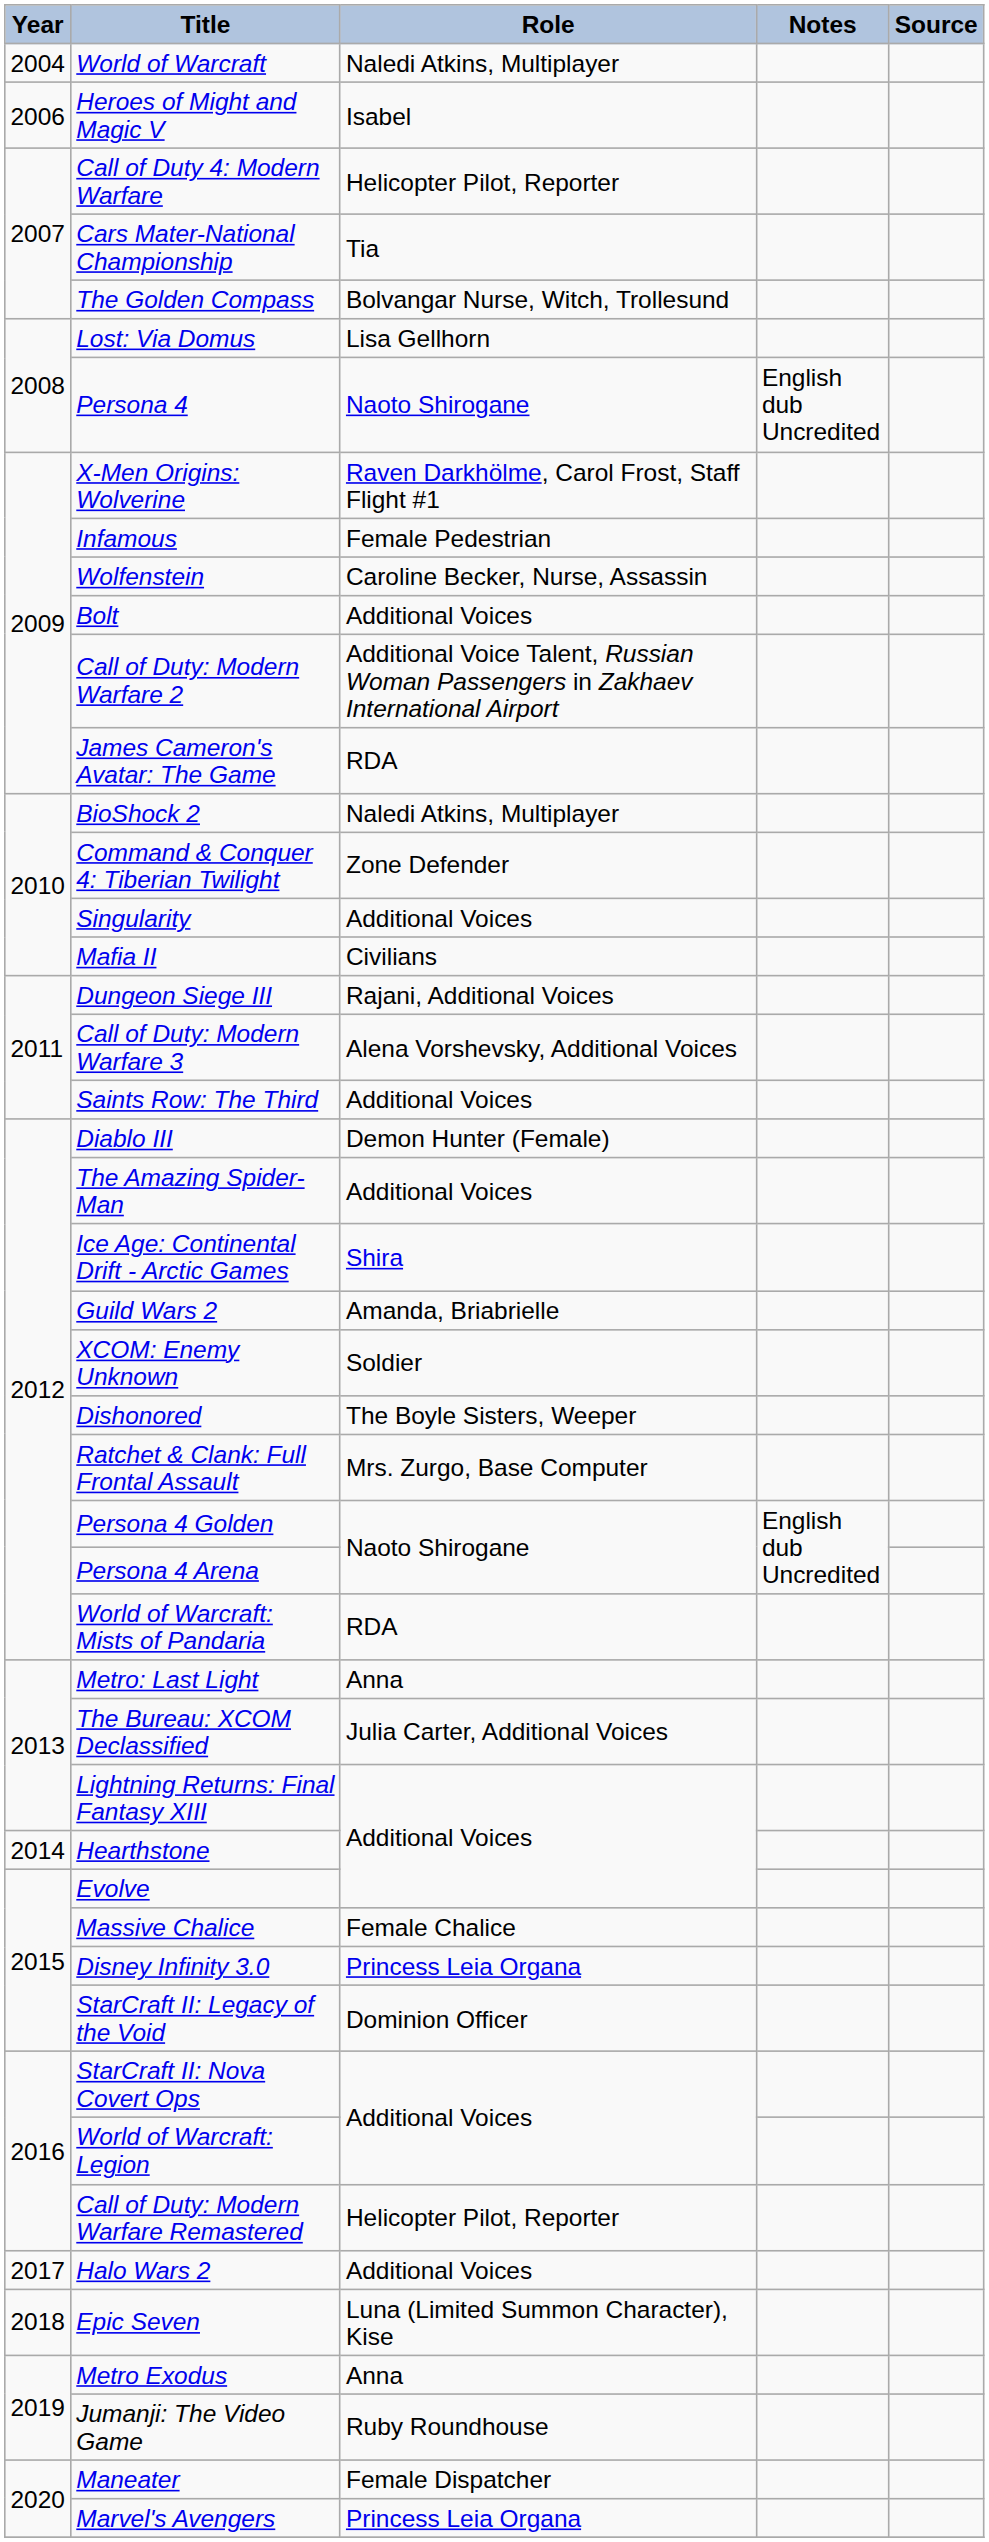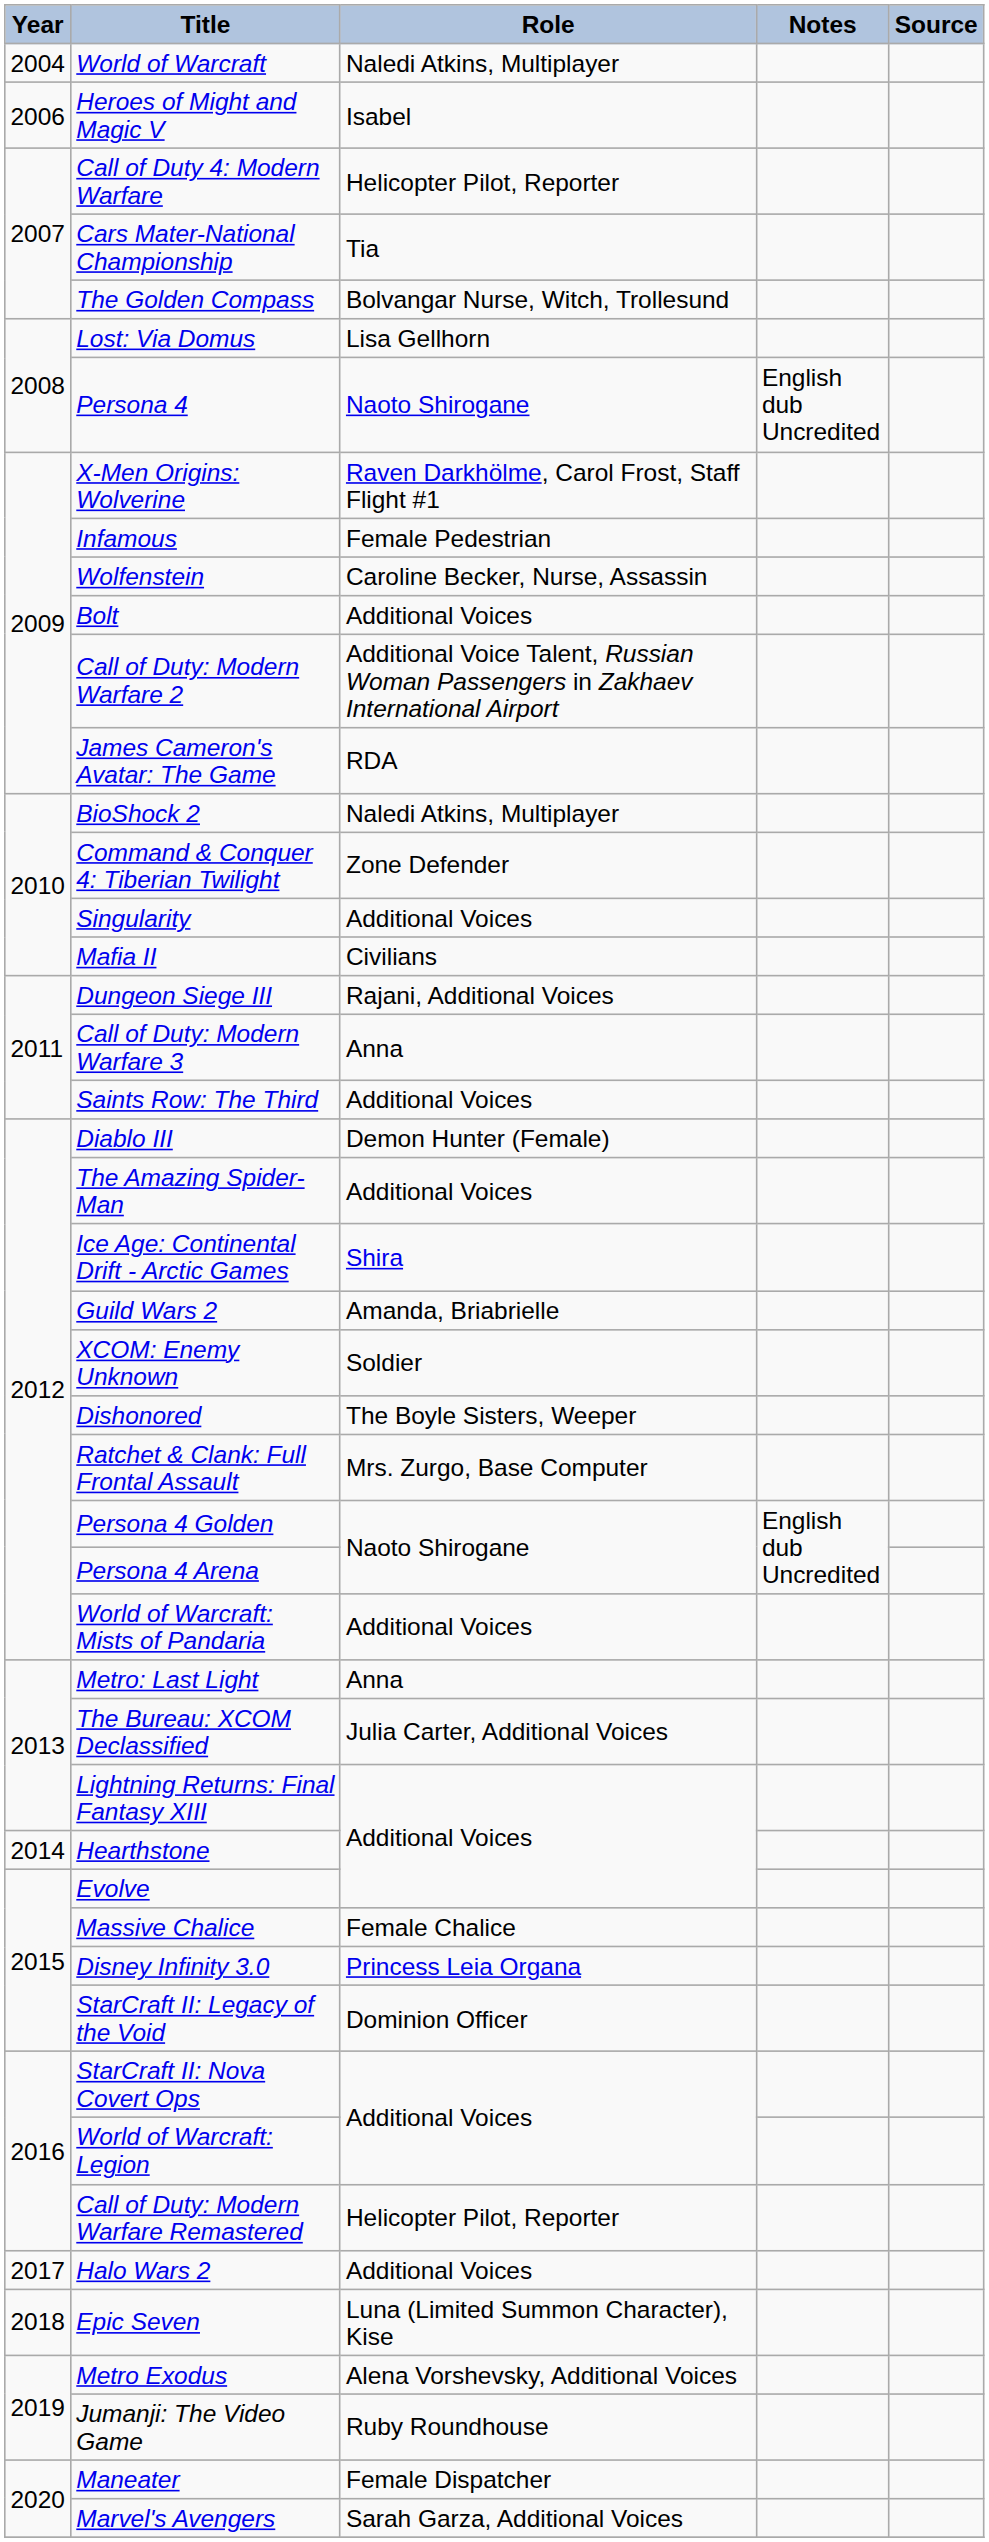(541, 1048) Alena Vorshevsky, Additional Voices -> (375, 1048) Anna
(372, 1627) RDA -> (439, 1627) Additional Voices
(375, 2374) Anna -> (541, 2374) Alena Vorshevsky, Additional Voices
(464, 2518) Princess Leia Organa -> (515, 2518) Sarah Garza, Additional Voices
